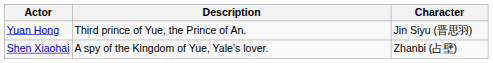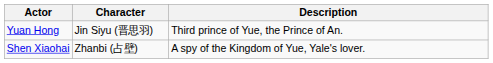columns swapped: (439, 12) <-> (232, 12)
